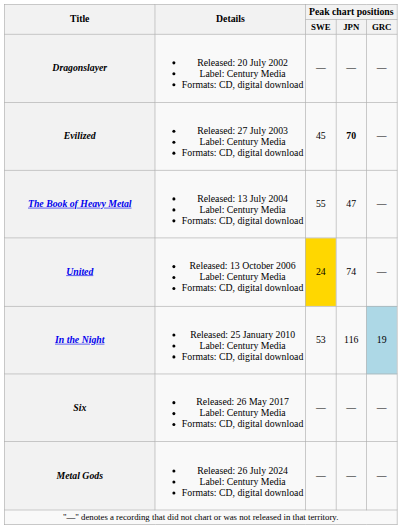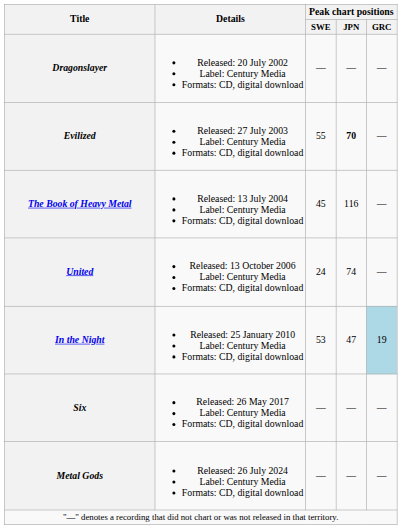(321, 136) 45 -> (321, 136) 55
(321, 204) 55 -> (321, 204) 45
(351, 204) 47 -> (351, 204) 116
(321, 272) gold background -> (321, 272) no background
(351, 340) 116 -> (351, 340) 47
